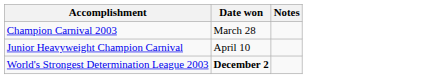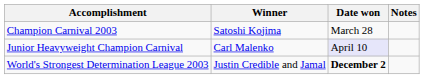+ column: (270, 13)
(232, 47) no background -> (349, 47) lavender background
